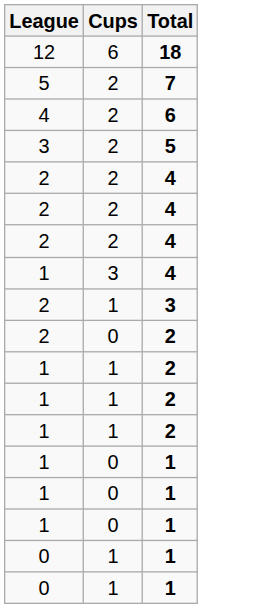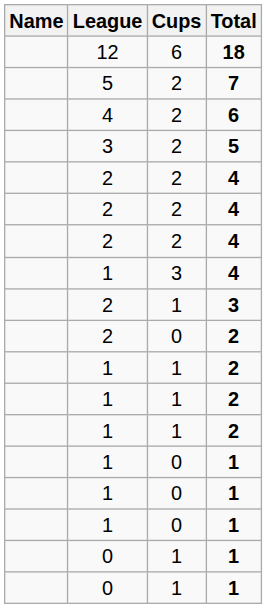+ column: (36, 21)
